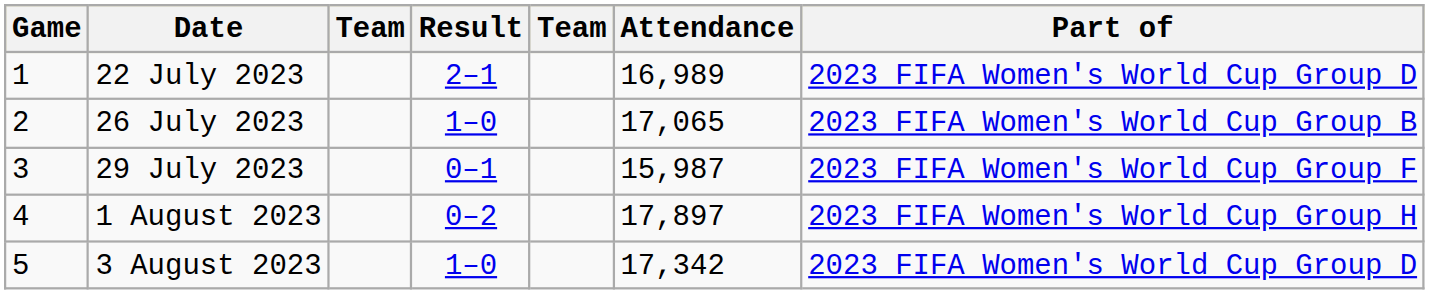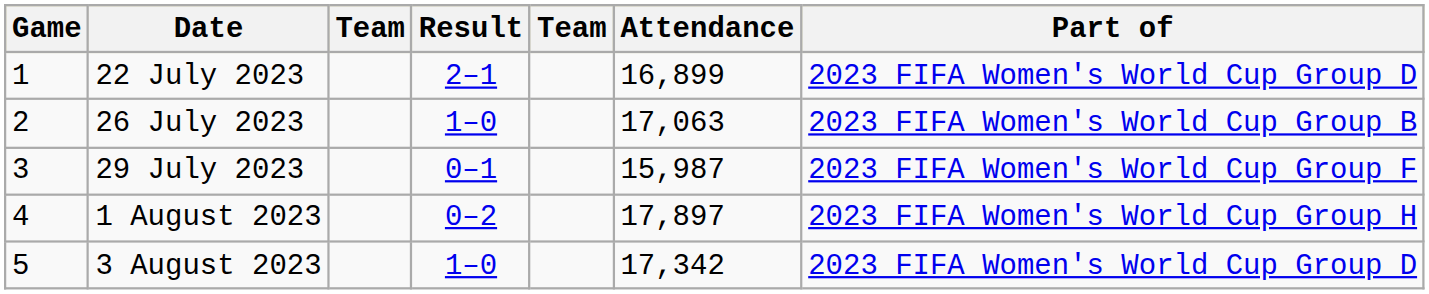(673, 76) 16,989 -> (673, 76) 16,899
(673, 123) 17,065 -> (673, 123) 17,063
